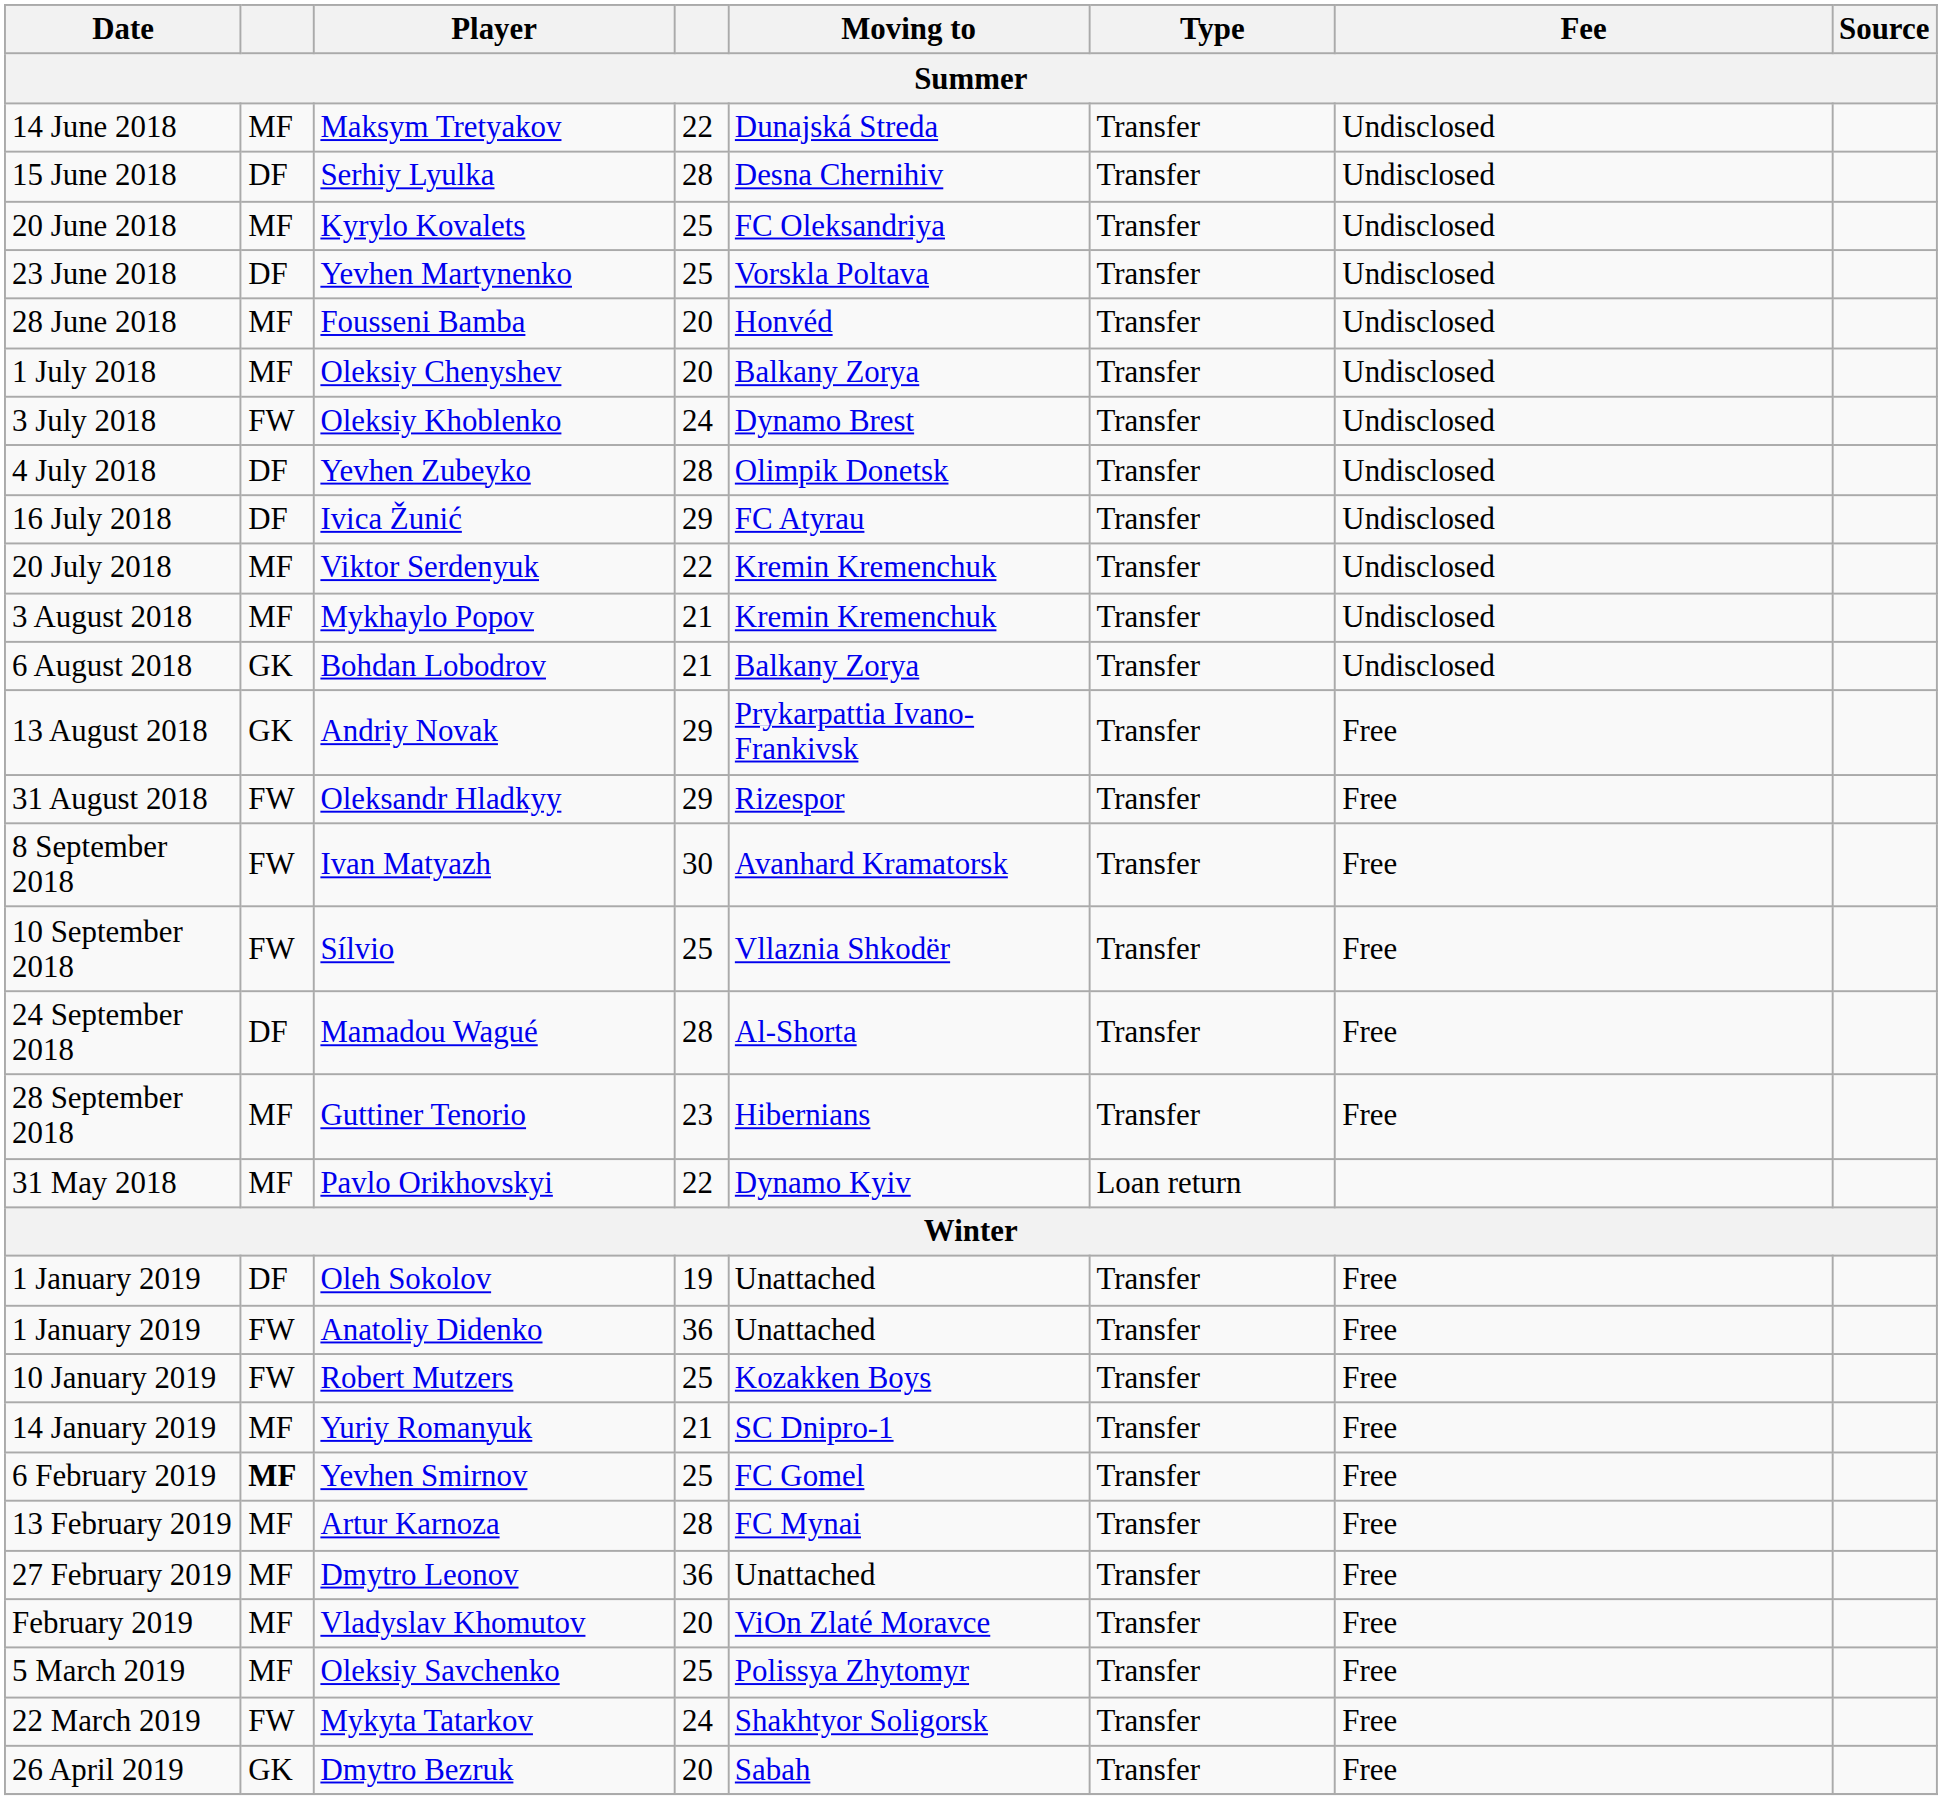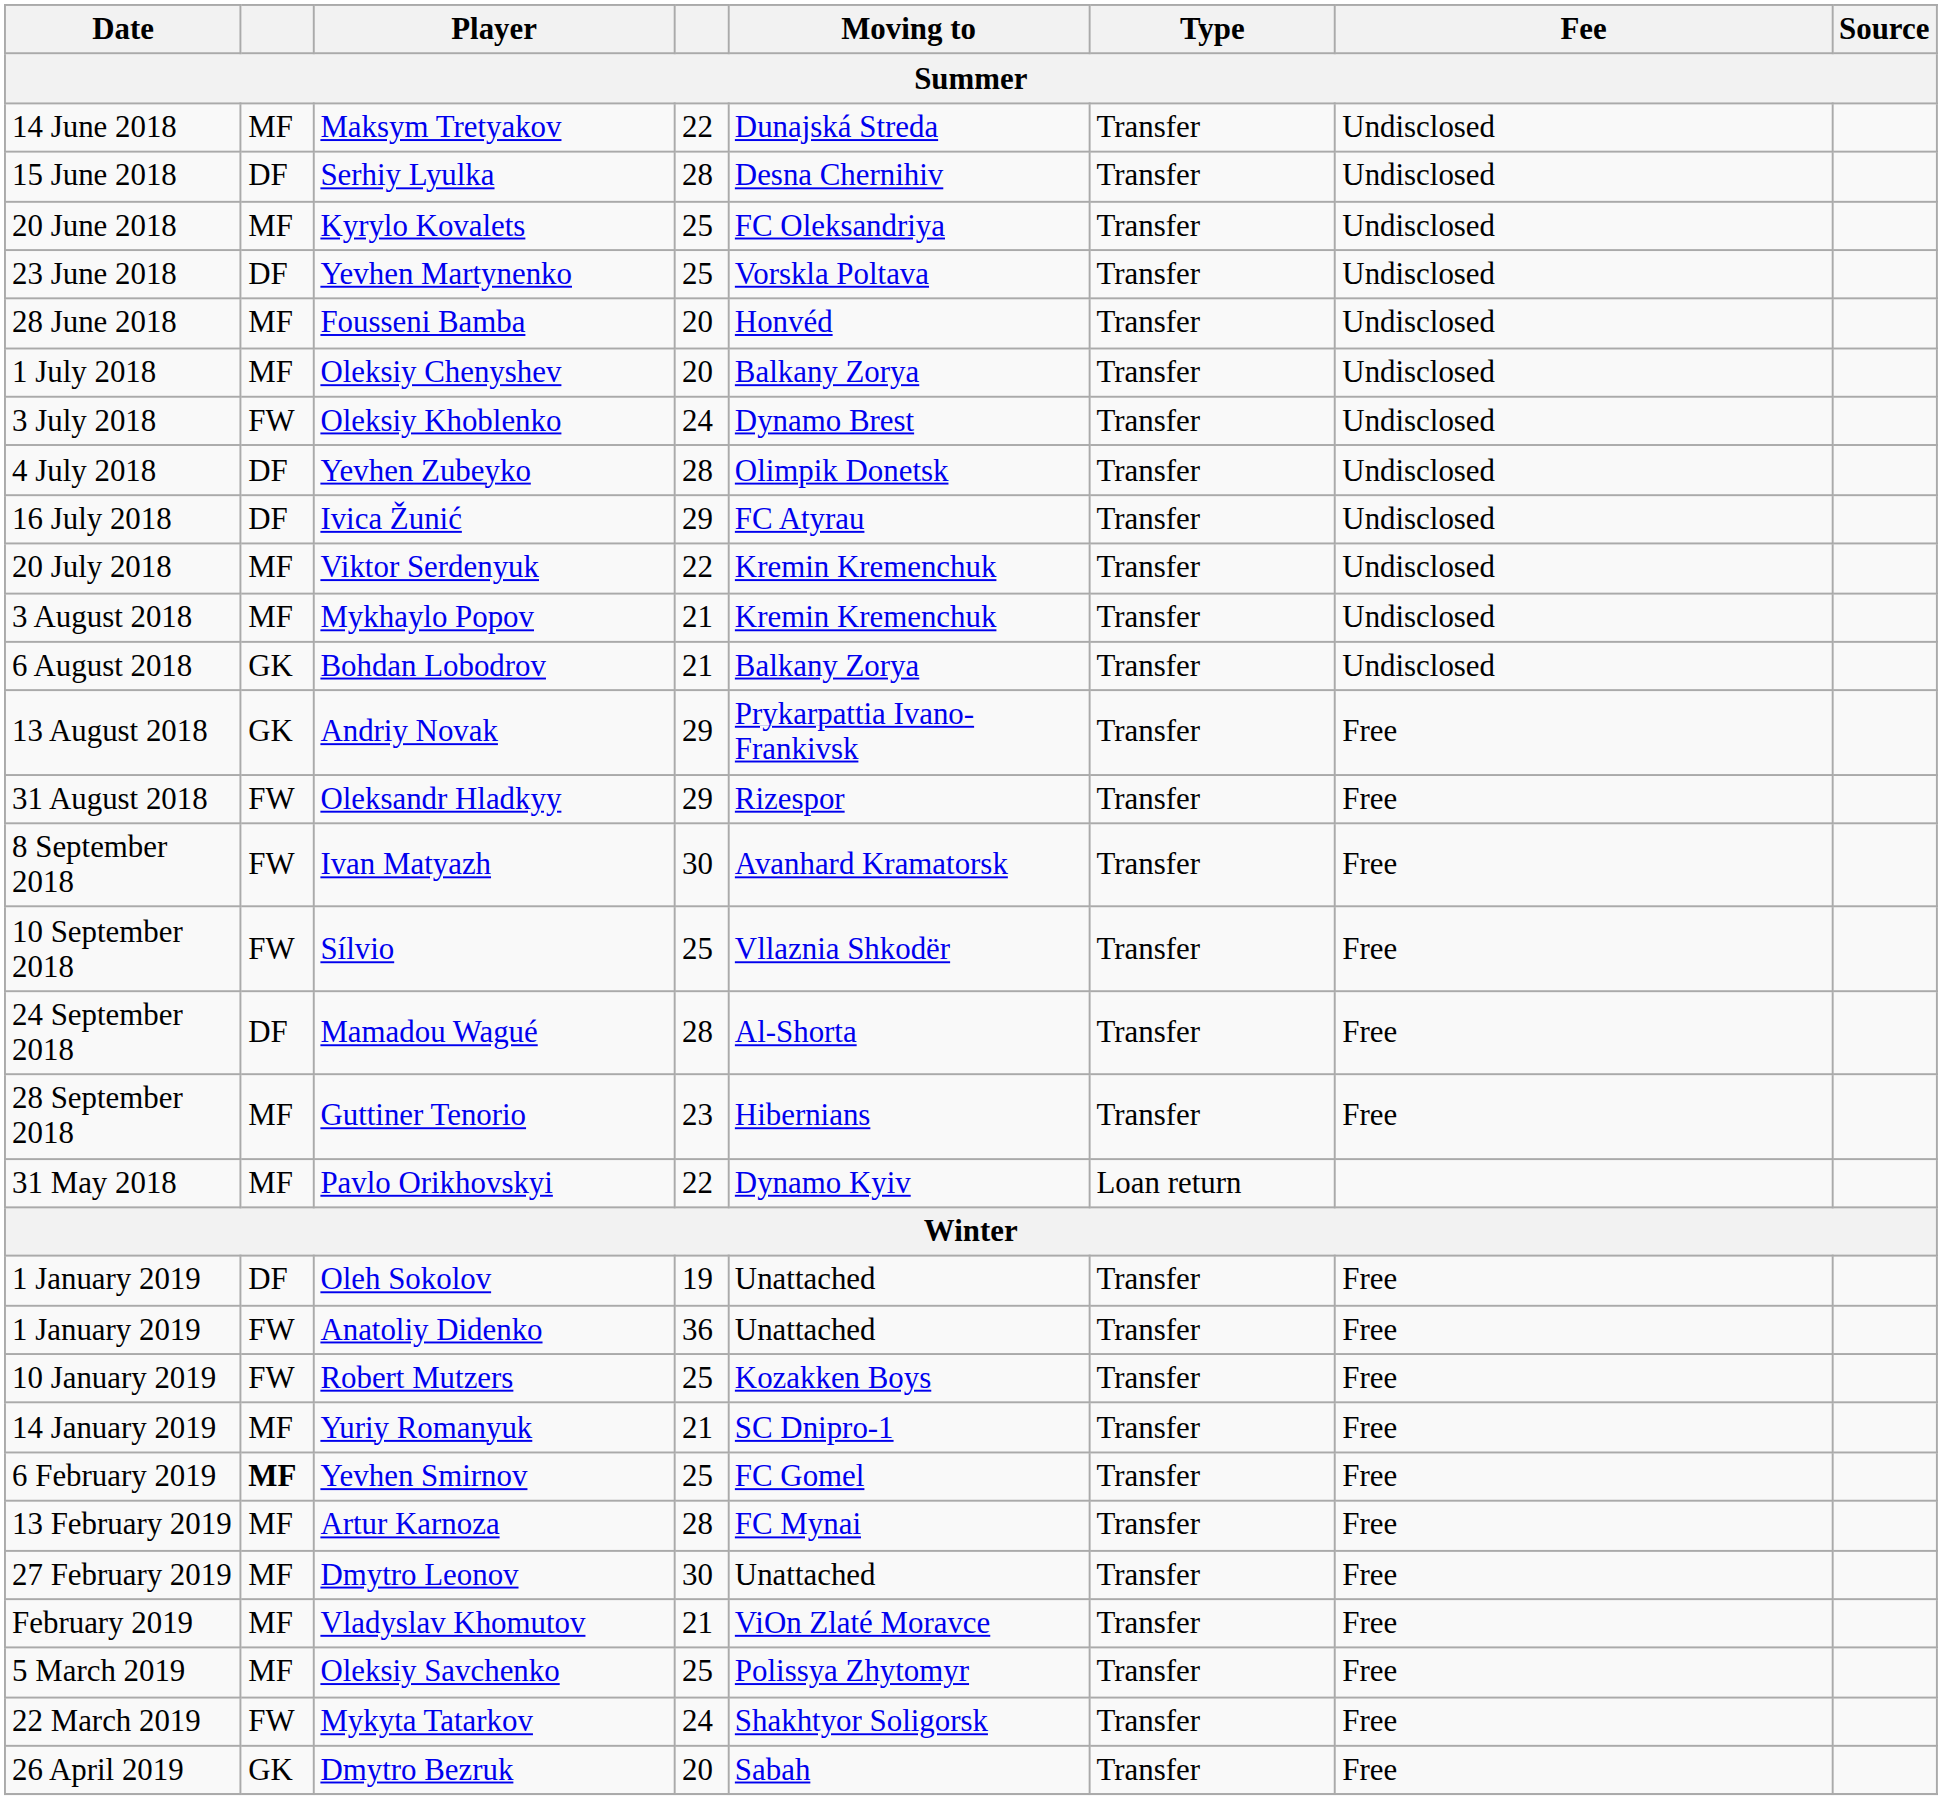(697, 1573) 36 -> (697, 1573) 30
(697, 1622) 20 -> (697, 1622) 21
